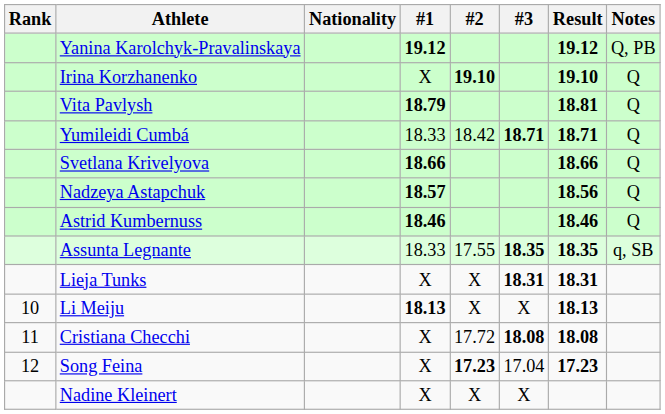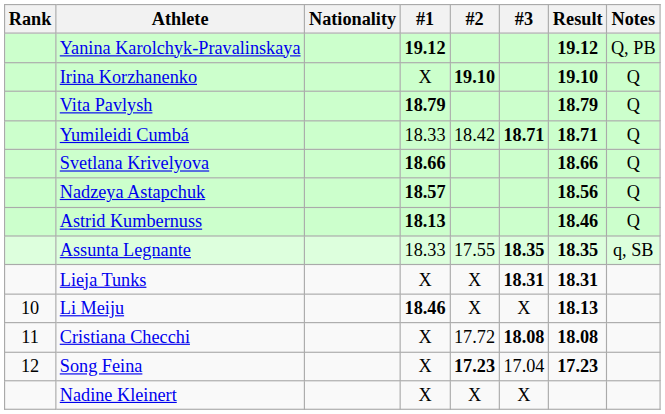(578, 105) 18.81 -> (578, 105) 18.79
(425, 221) 18.46 -> (425, 221) 18.13
(425, 308) 18.13 -> (425, 308) 18.46
